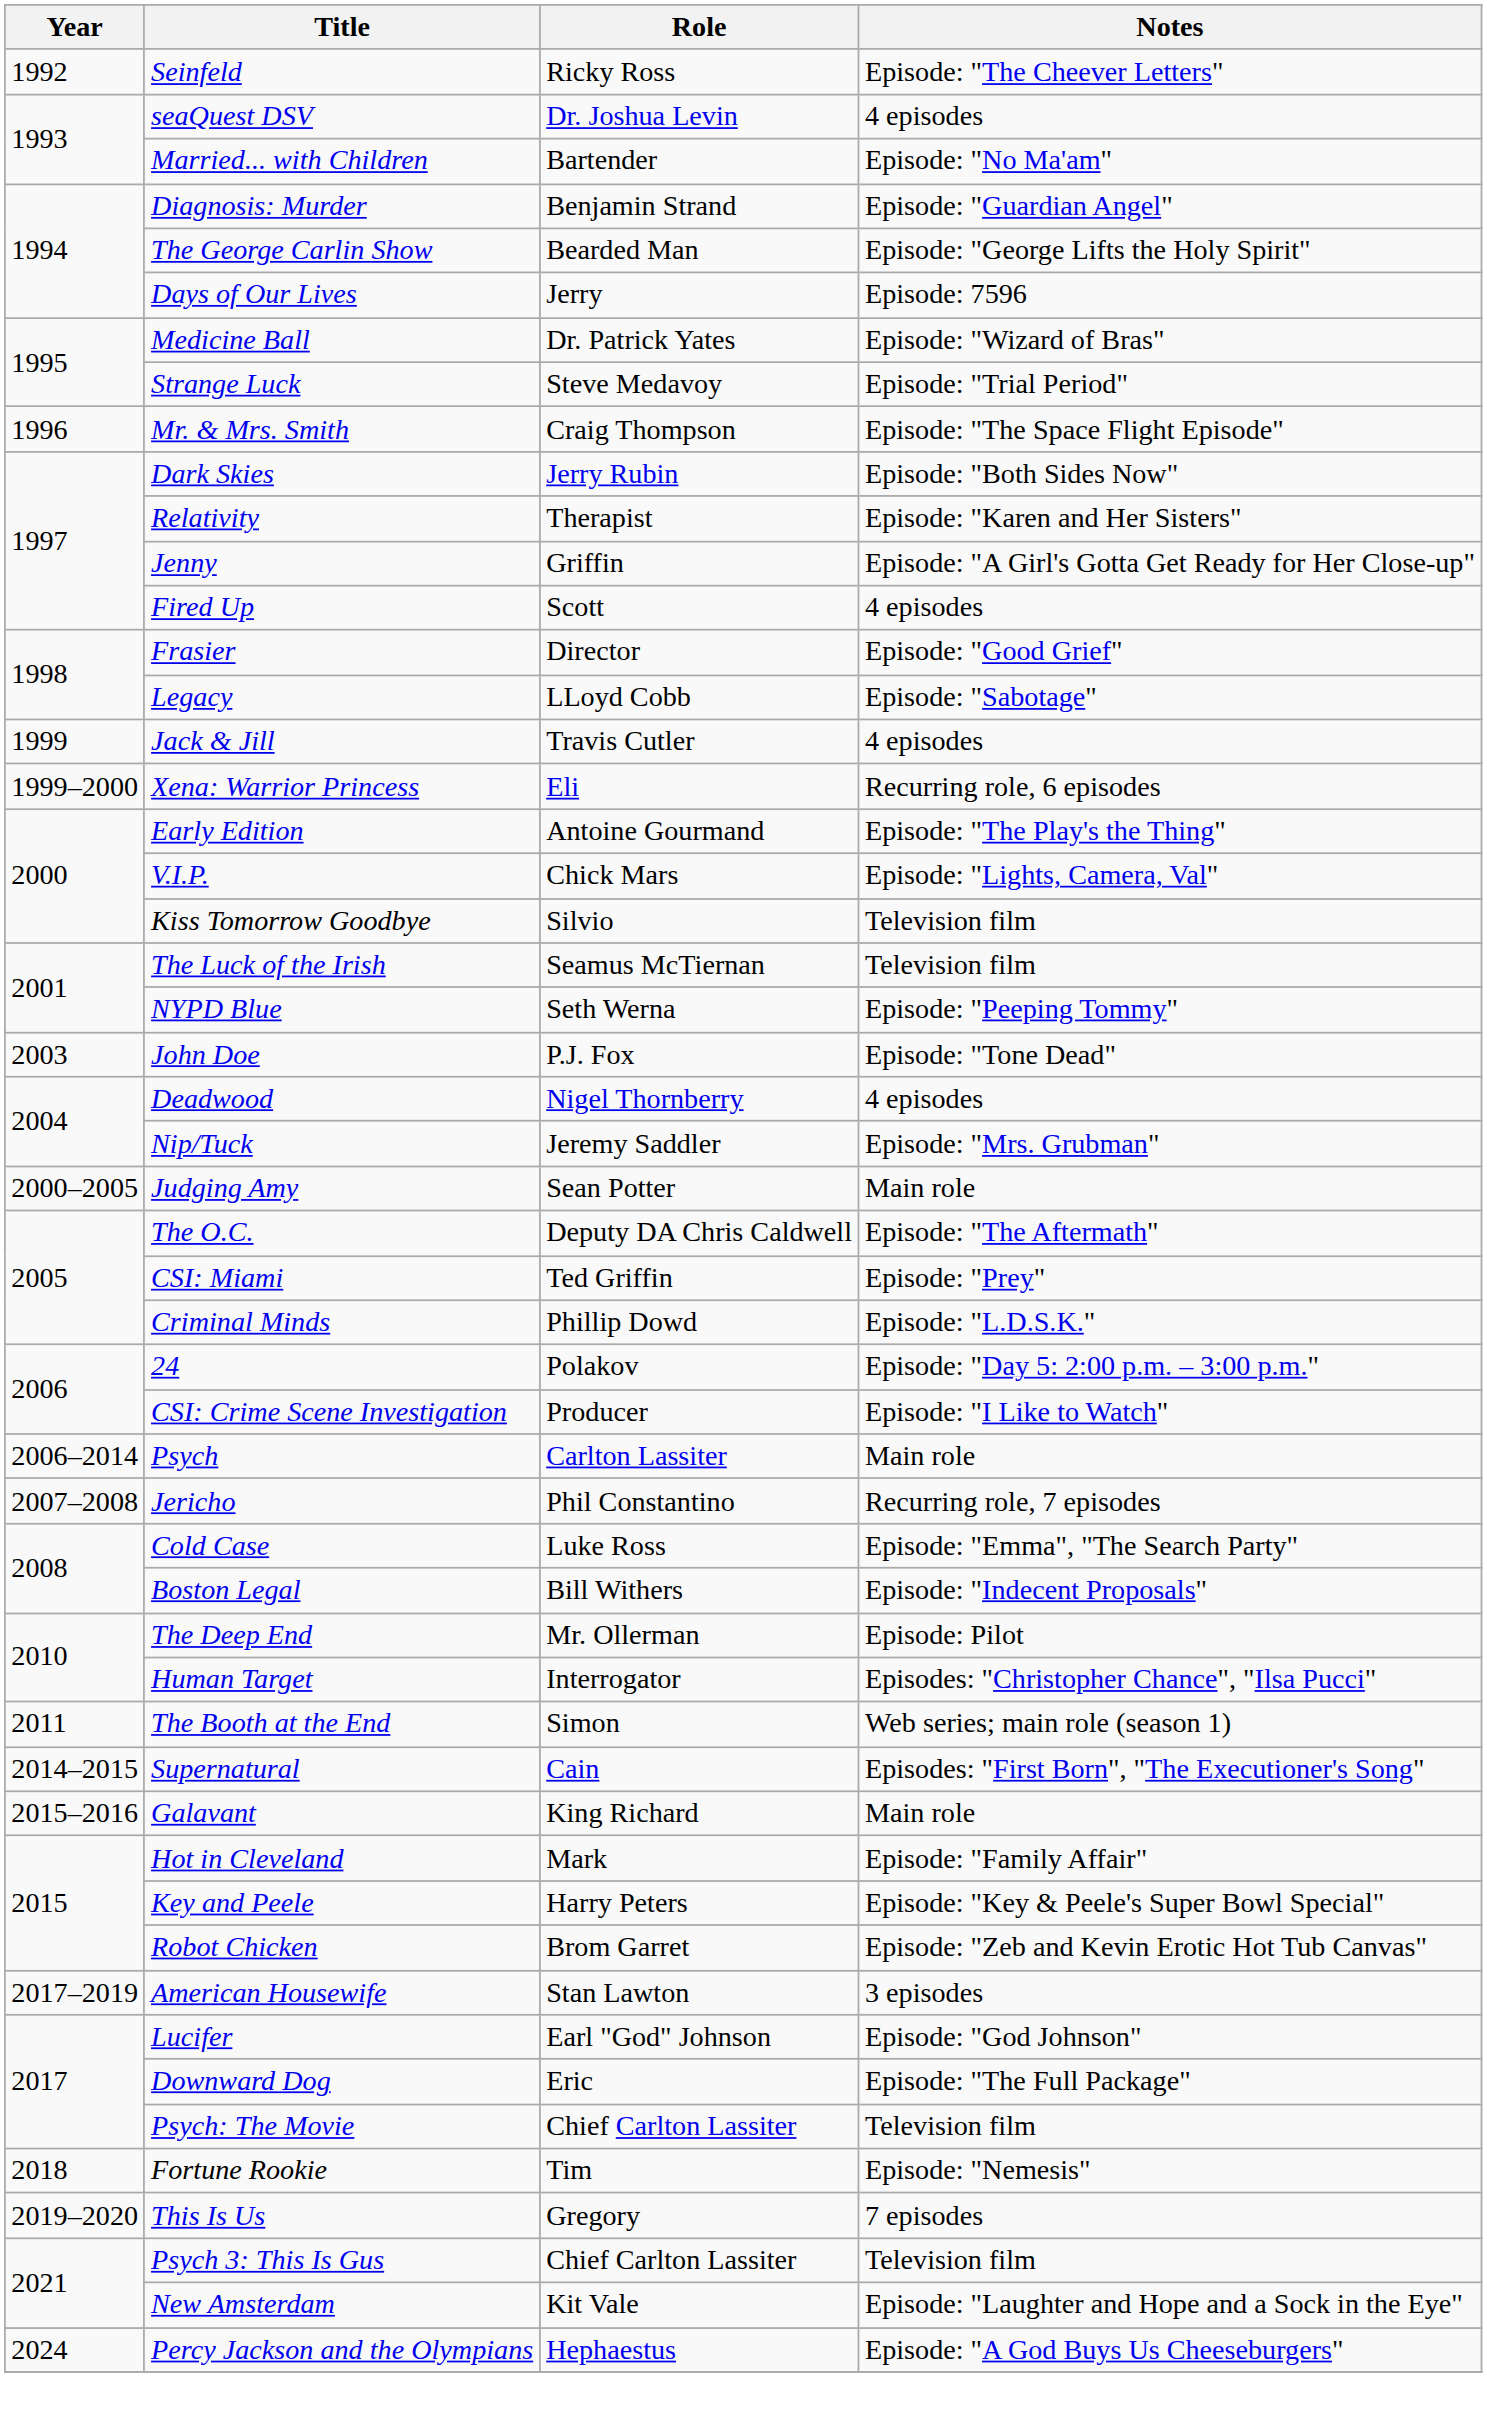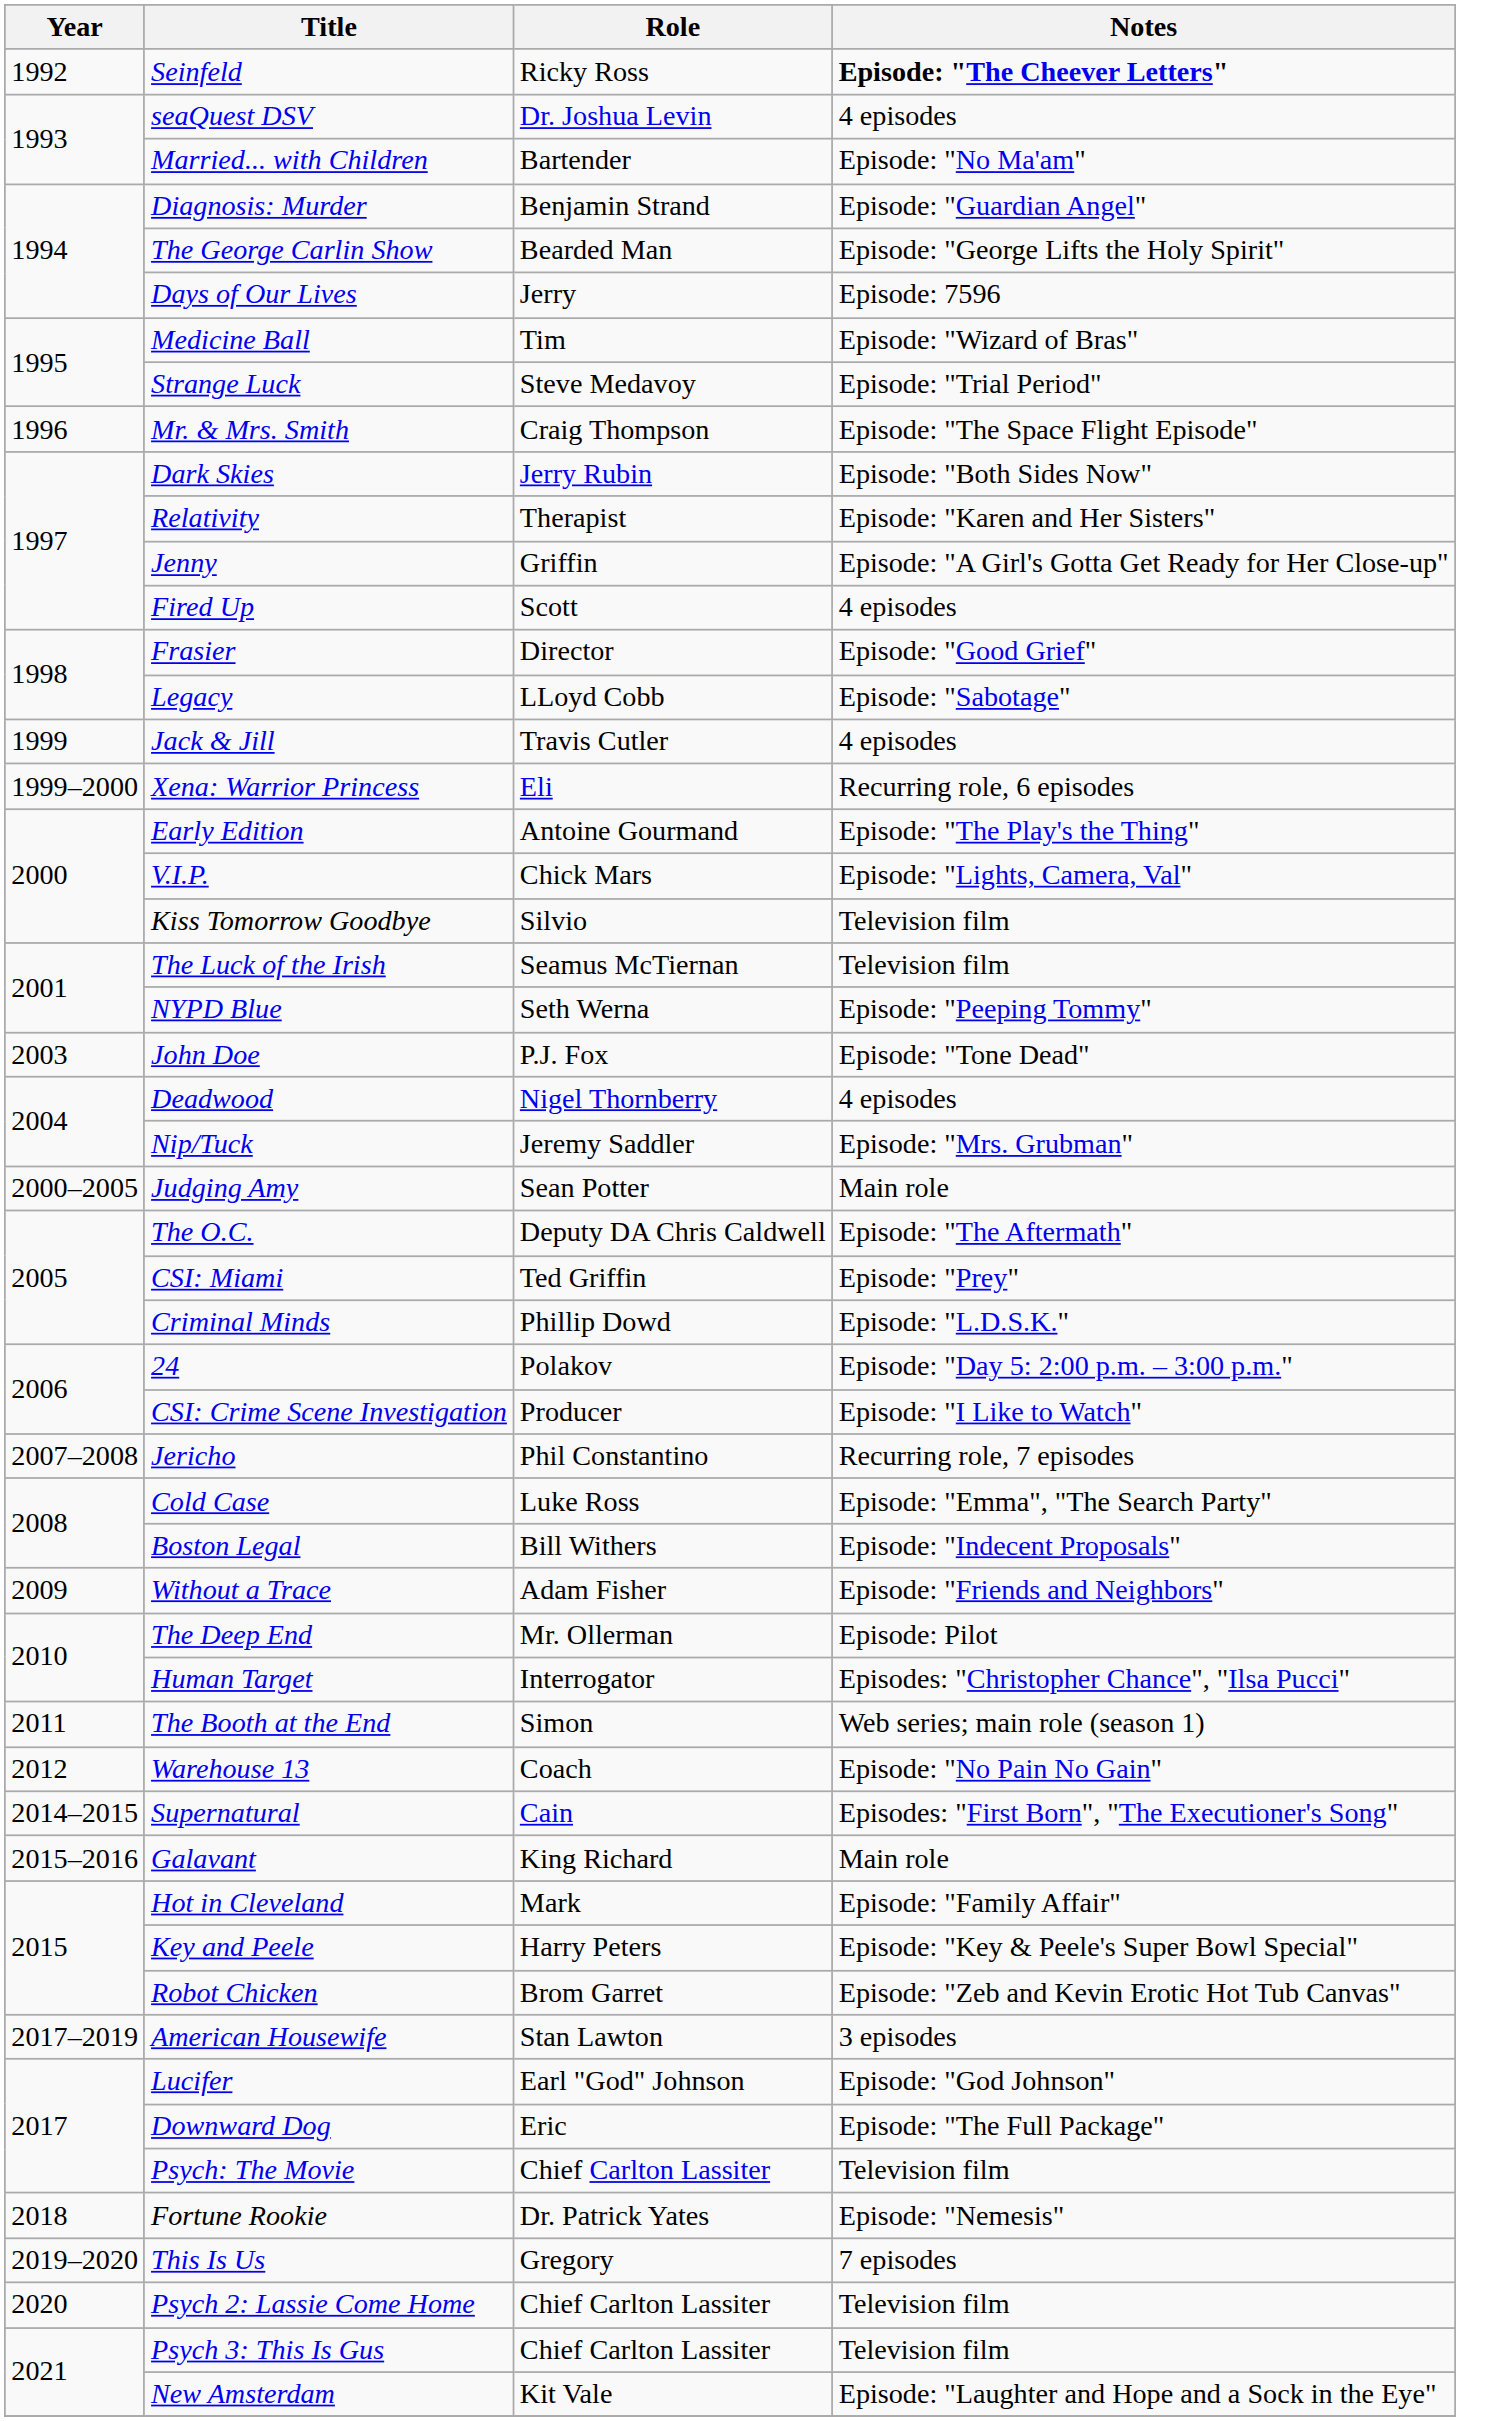(1044, 71) normal -> (1034, 71) bold
(641, 339) Dr. Patrick Yates -> (543, 339) Tim
- row: (185, 1455)
+ row: (241, 1589)
+ row: (230, 1768)
(569, 2170) Tim -> (615, 2215) Dr. Patrick Yates
+ row: (313, 2304)
- row: (342, 2349)
